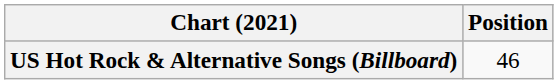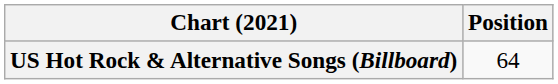(508, 59) 46 -> (508, 59) 64
